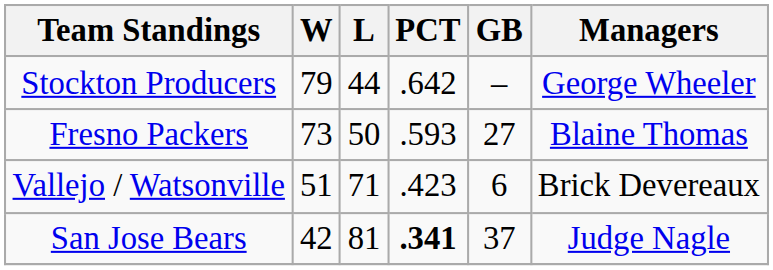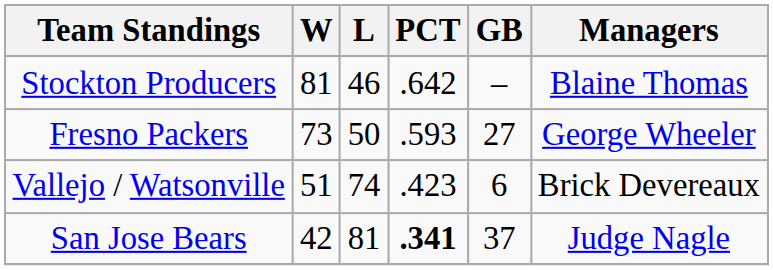(316, 82) 79 -> (316, 82) 81
(364, 82) 44 -> (364, 82) 46
(649, 82) George Wheeler -> (649, 82) Blaine Thomas
(649, 133) Blaine Thomas -> (649, 133) George Wheeler
(364, 185) 71 -> (364, 185) 74
